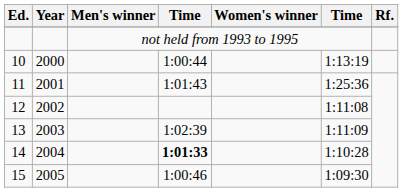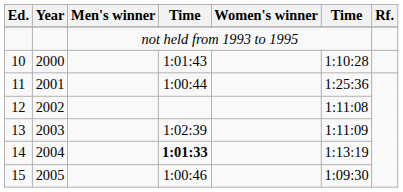(185, 61) 1:00:44 -> (185, 61) 1:01:43
(347, 61) 1:13:19 -> (347, 61) 1:10:28
(185, 84) 1:01:43 -> (185, 84) 1:00:44
(347, 152) 1:10:28 -> (347, 152) 1:13:19
